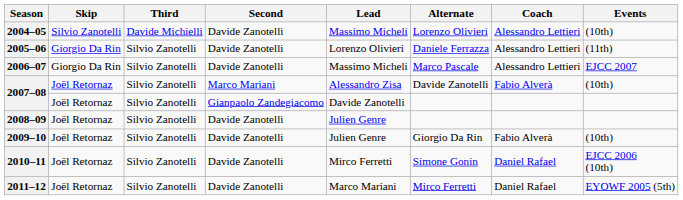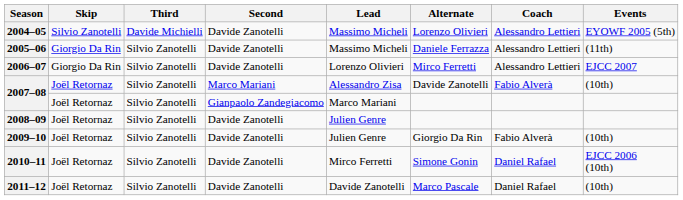(599, 31) (10th) -> (630, 31) EYOWF 2005 (5th)
(366, 48) Lorenzo Olivieri -> (368, 48) Massimo Micheli
(368, 66) Massimo Micheli -> (366, 66) Lorenzo Olivieri
(446, 66) Marco Pascale -> (444, 66) Mirco Ferretti
(367, 102) Davide Zanotelli -> (363, 102) Marco Mariani
(363, 185) Marco Mariani -> (367, 185) Davide Zanotelli
(444, 185) Mirco Ferretti -> (446, 185) Marco Pascale
(630, 185) EYOWF 2005 (5th) -> (599, 185) (10th)
